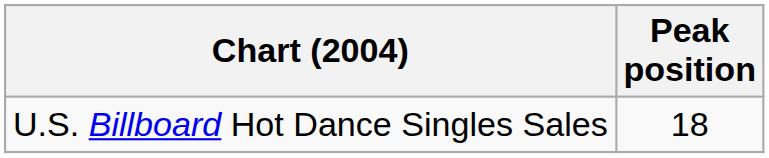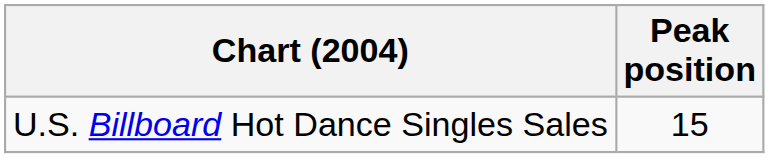(690, 123) 18 -> (690, 123) 15
